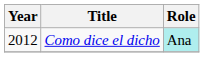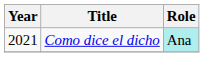(23, 39) 2012 -> (23, 39) 2021
